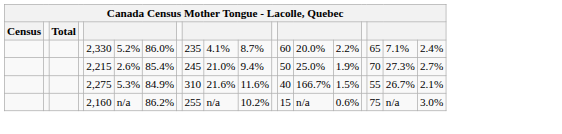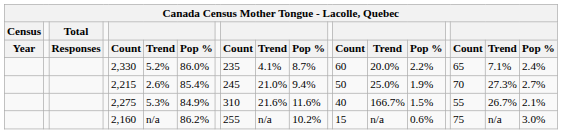+ row: (24, 48)
